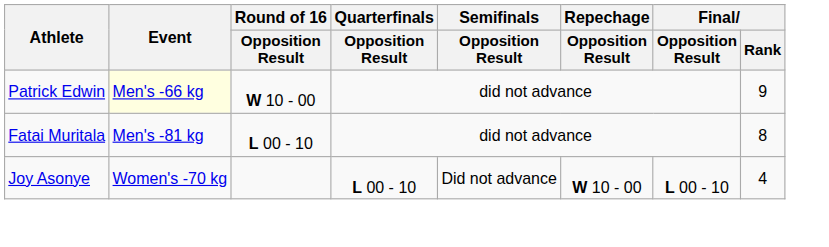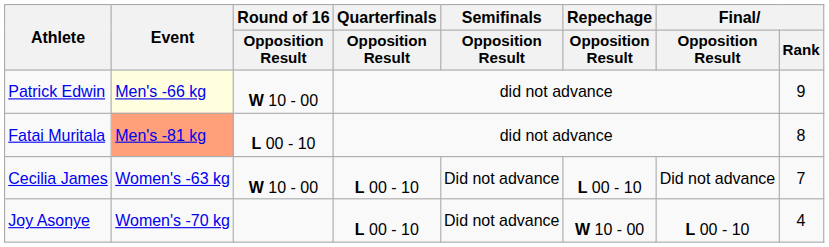(158, 135) no background -> (161, 135) lightsalmon background
+ row: (58, 178)
